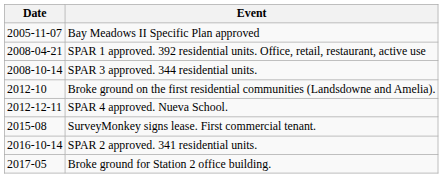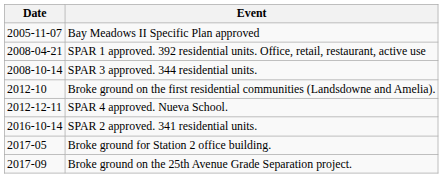- row: (192, 126)
+ row: (210, 164)
